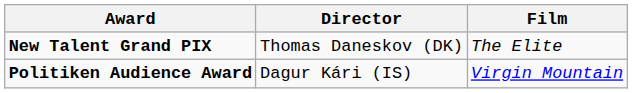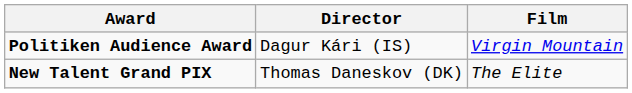rows swapped: (110, 46) <-> (130, 74)
